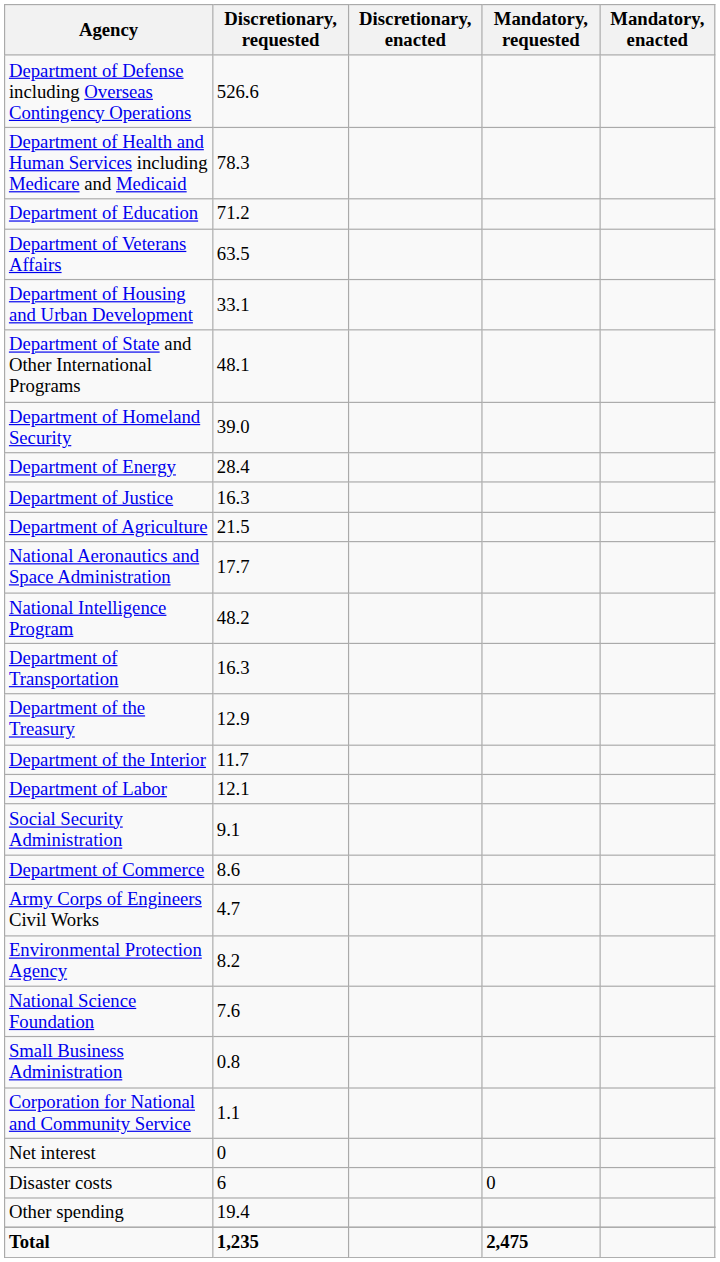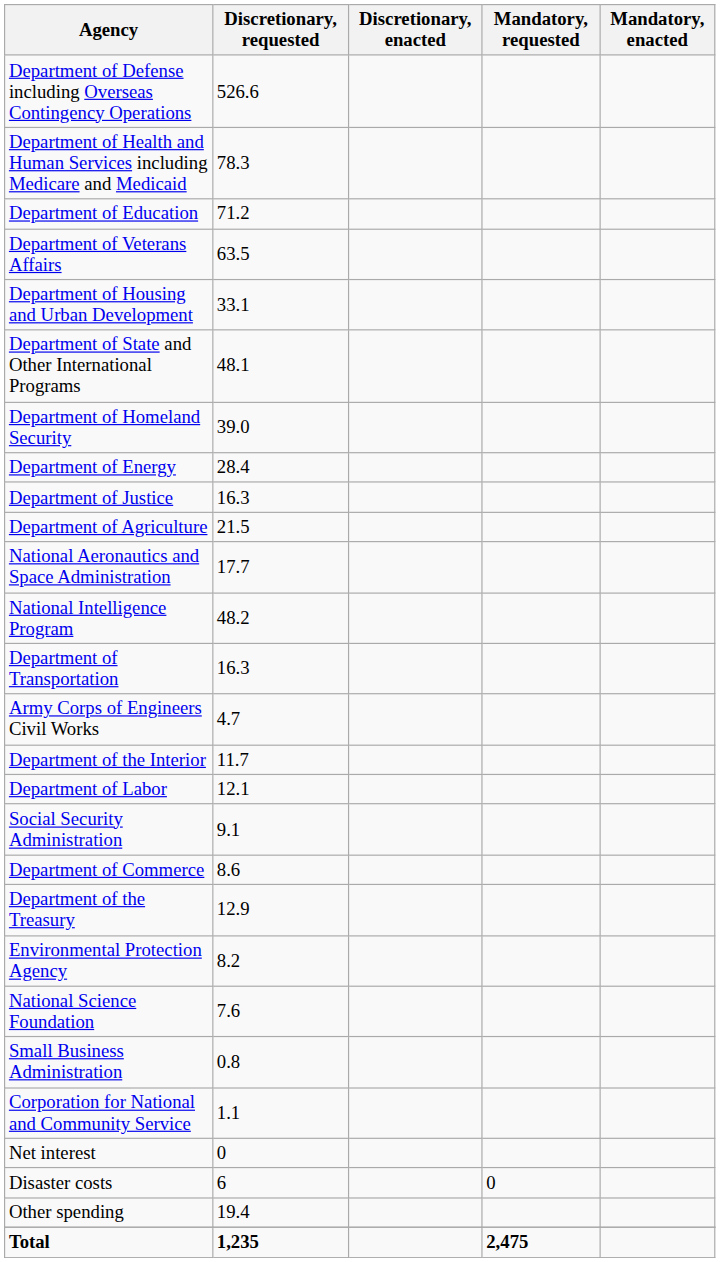rows swapped: (77, 719) <-> (105, 909)
